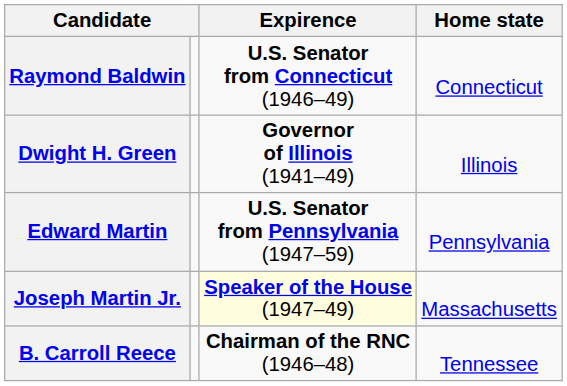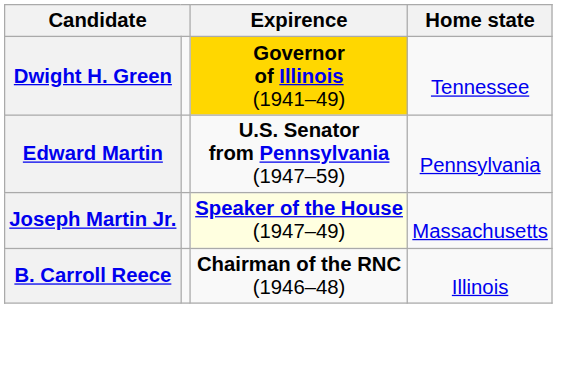- row: (97, 75)
(308, 153) no background -> (299, 75) gold background
(489, 165) Illinois -> (480, 87) Tennessee
(489, 364) Tennessee -> (480, 286) Illinois
